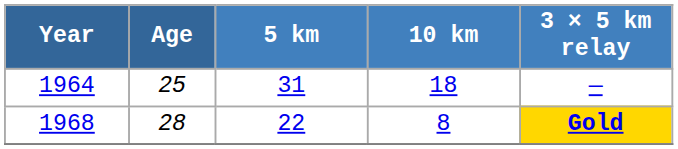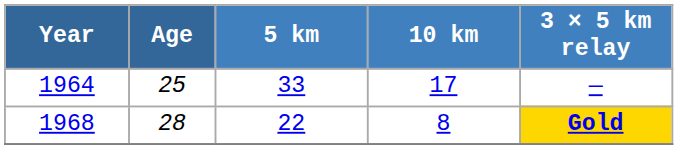(291, 88) 31 -> (291, 88) 33
(443, 88) 18 -> (443, 88) 17
